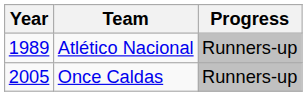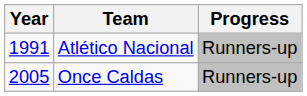(29, 47) 1989 -> (29, 47) 1991
